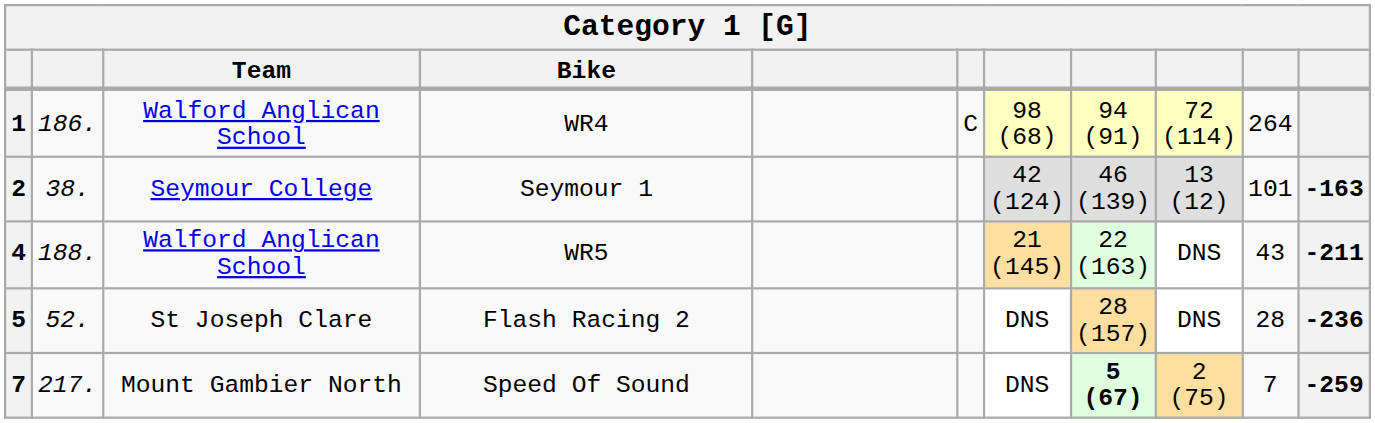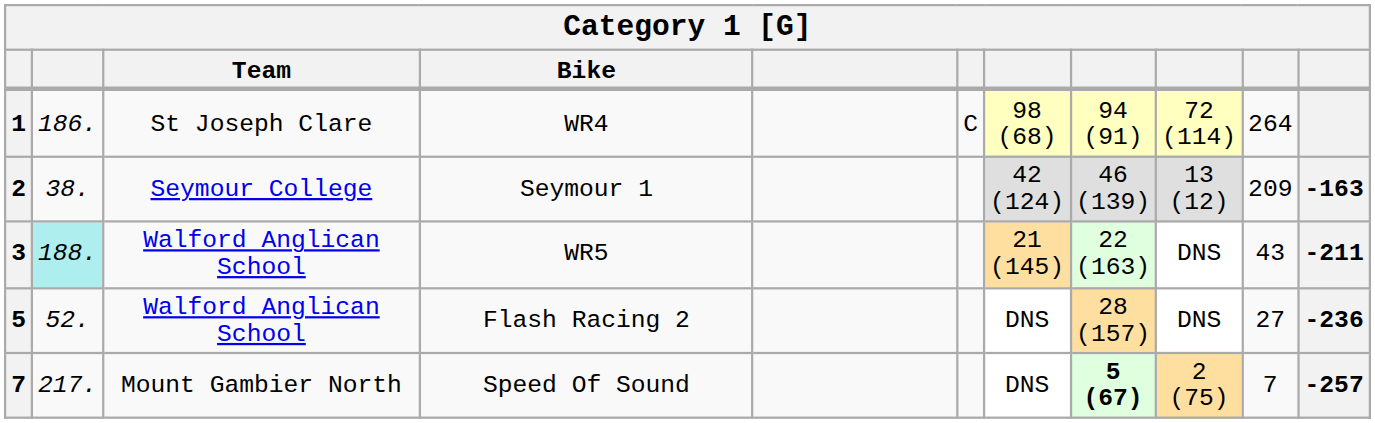(261, 123) Walford Anglican School -> (261, 123) St Joseph Clare
(1270, 189) 101 -> (1270, 189) 209
(19, 255) 4 -> (19, 255) 3
(68, 255) no background -> (68, 255) paleturquoise background
(261, 320) St Joseph Clare -> (261, 320) Walford Anglican School
(1270, 320) 28 -> (1270, 320) 27
(1334, 386) -259 -> (1334, 386) -257
